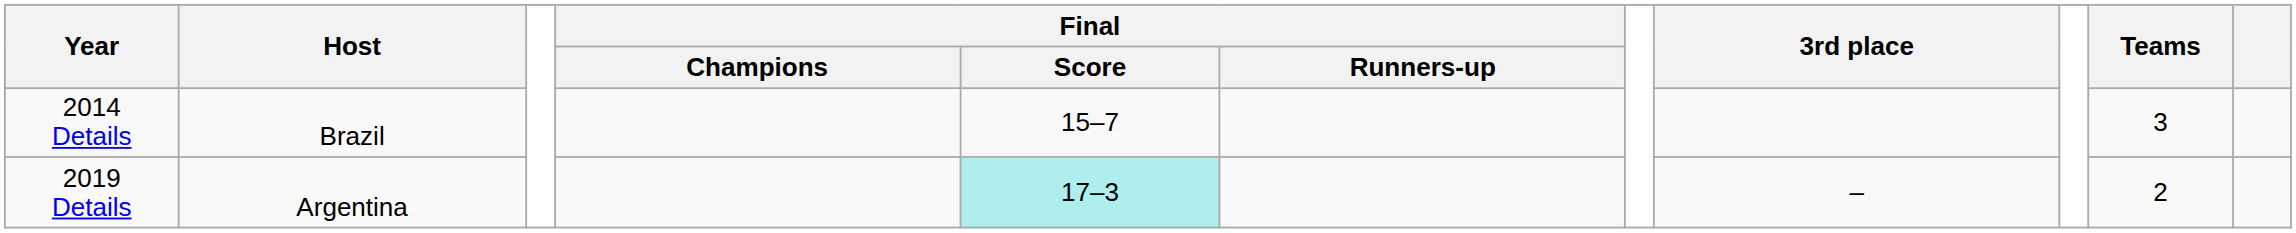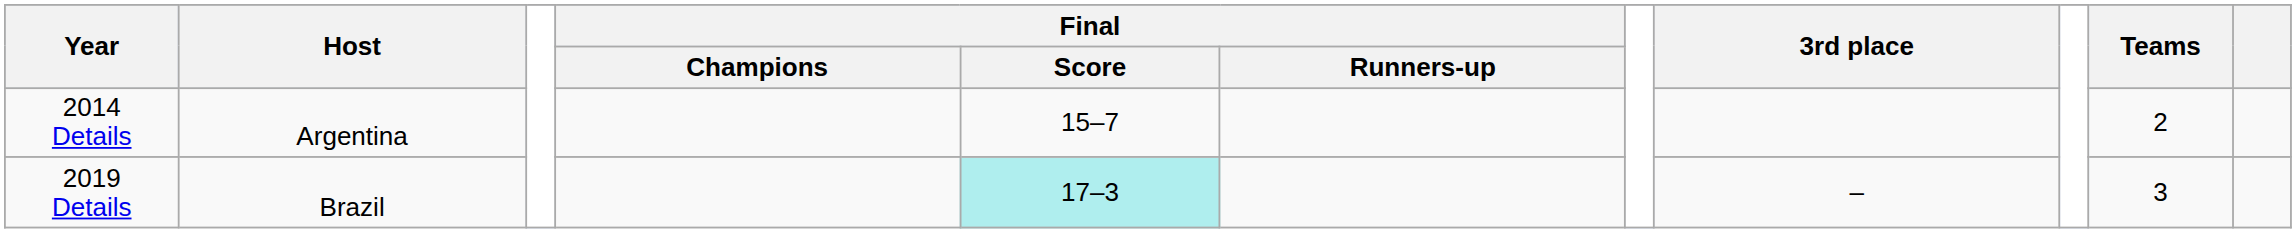(352, 137) Brazil -> (352, 137) Argentina
(2161, 123) 3 -> (2161, 123) 2
(352, 207) Argentina -> (352, 207) Brazil
(2161, 193) 2 -> (2161, 193) 3
